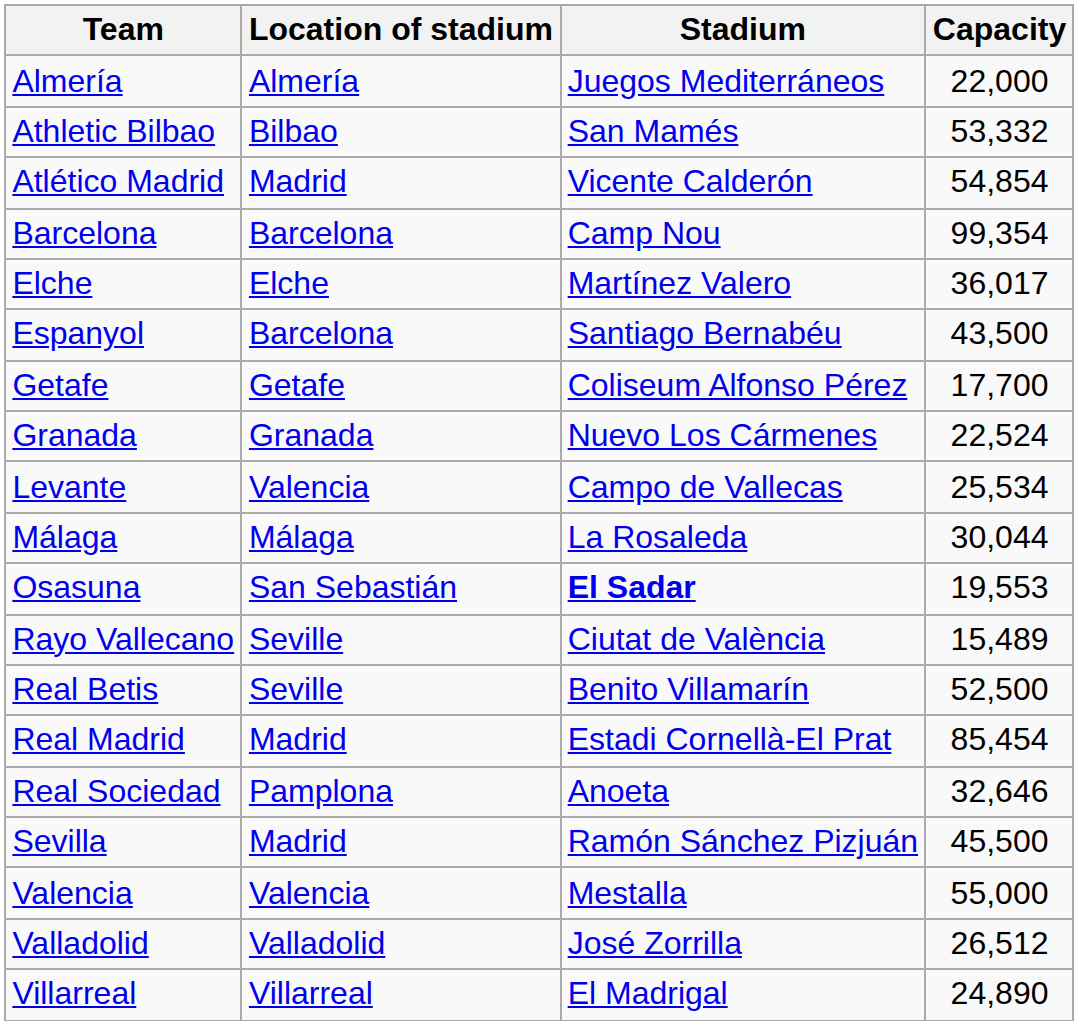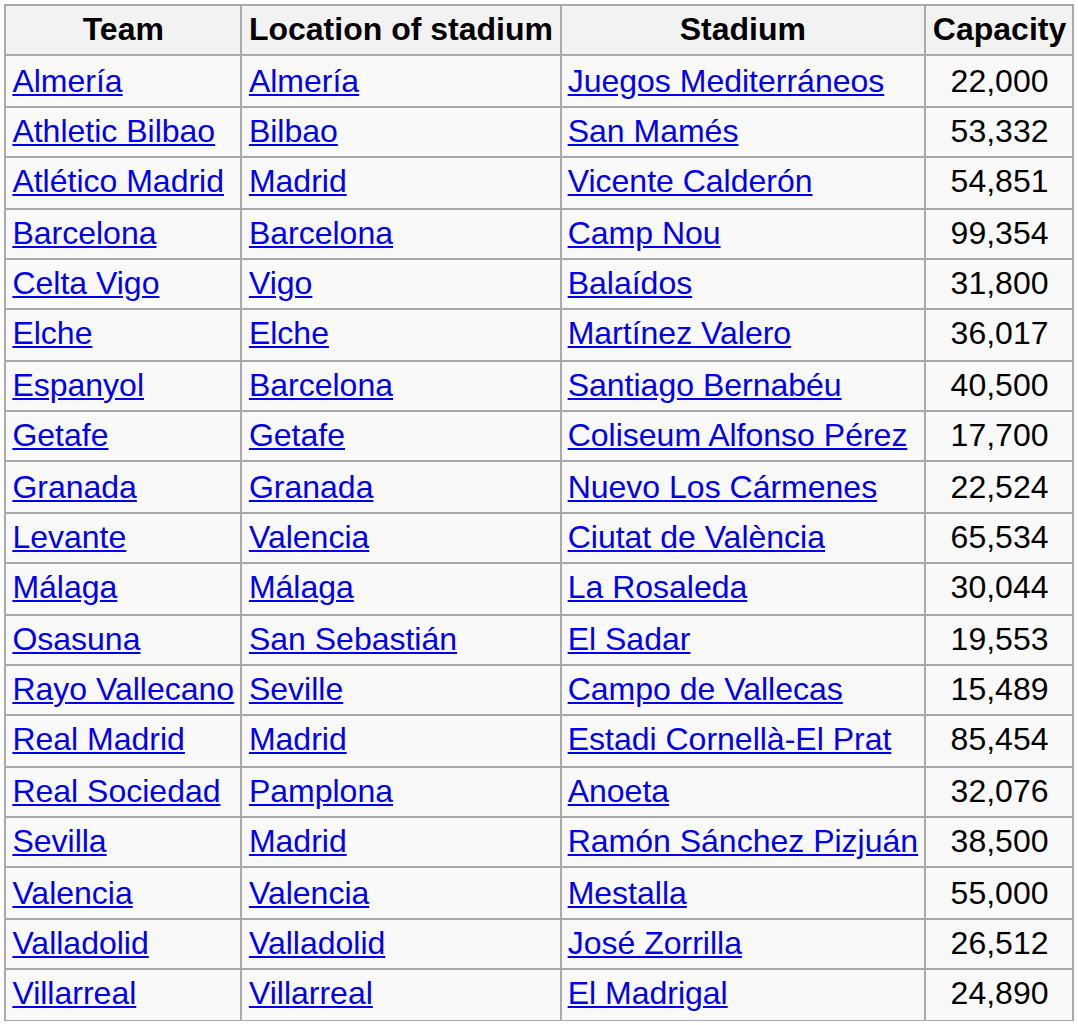(1000, 182) 54,854 -> (1000, 182) 54,851
+ row: (86, 283)
(1000, 334) 43,500 -> (1000, 385) 40,500
(705, 486) Campo de Vallecas -> (696, 537) Ciutat de València
(1000, 486) 25,534 -> (1000, 537) 65,534
(632, 588) bold -> (629, 638) normal
(696, 638) Ciutat de València -> (705, 689) Campo de Vallecas
- row: (85, 689)
(1000, 791) 32,646 -> (1000, 791) 32,076
(1000, 841) 45,500 -> (1000, 841) 38,500
